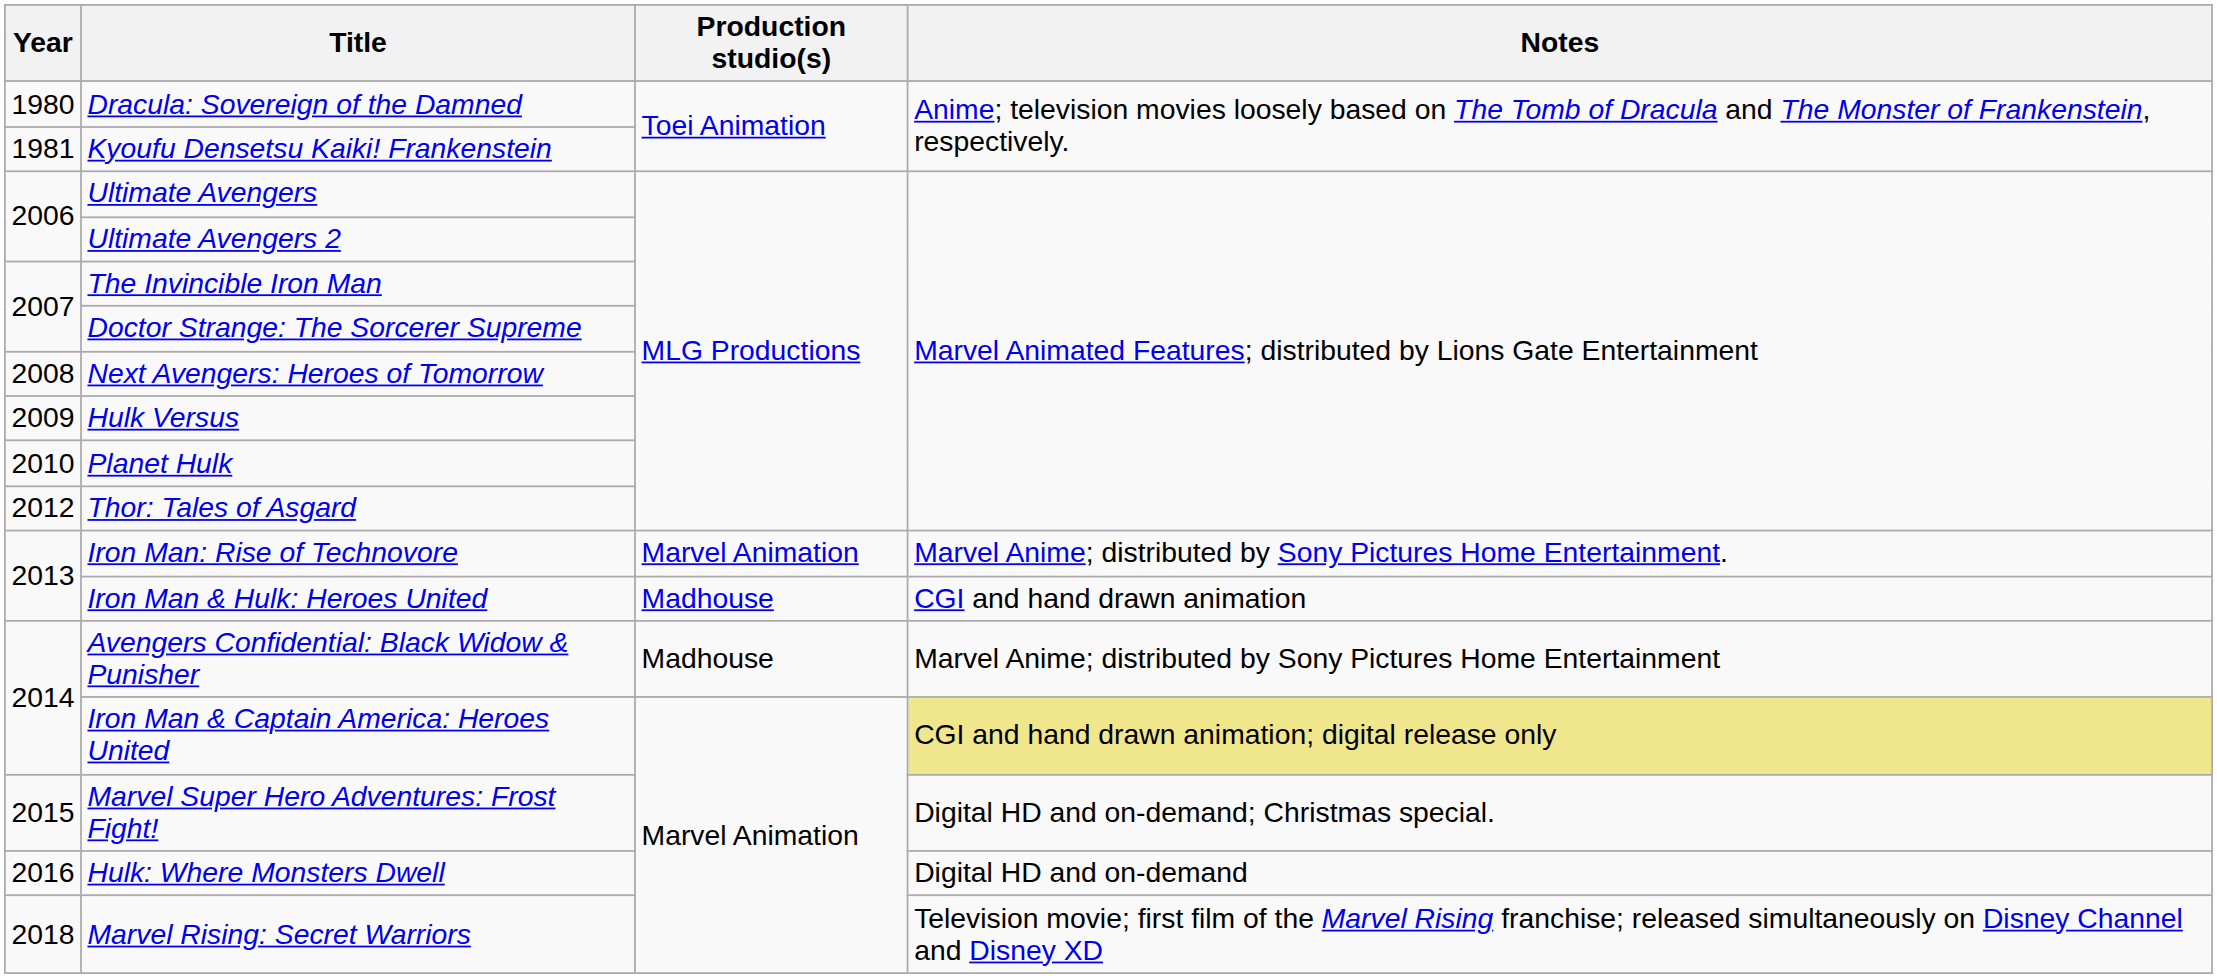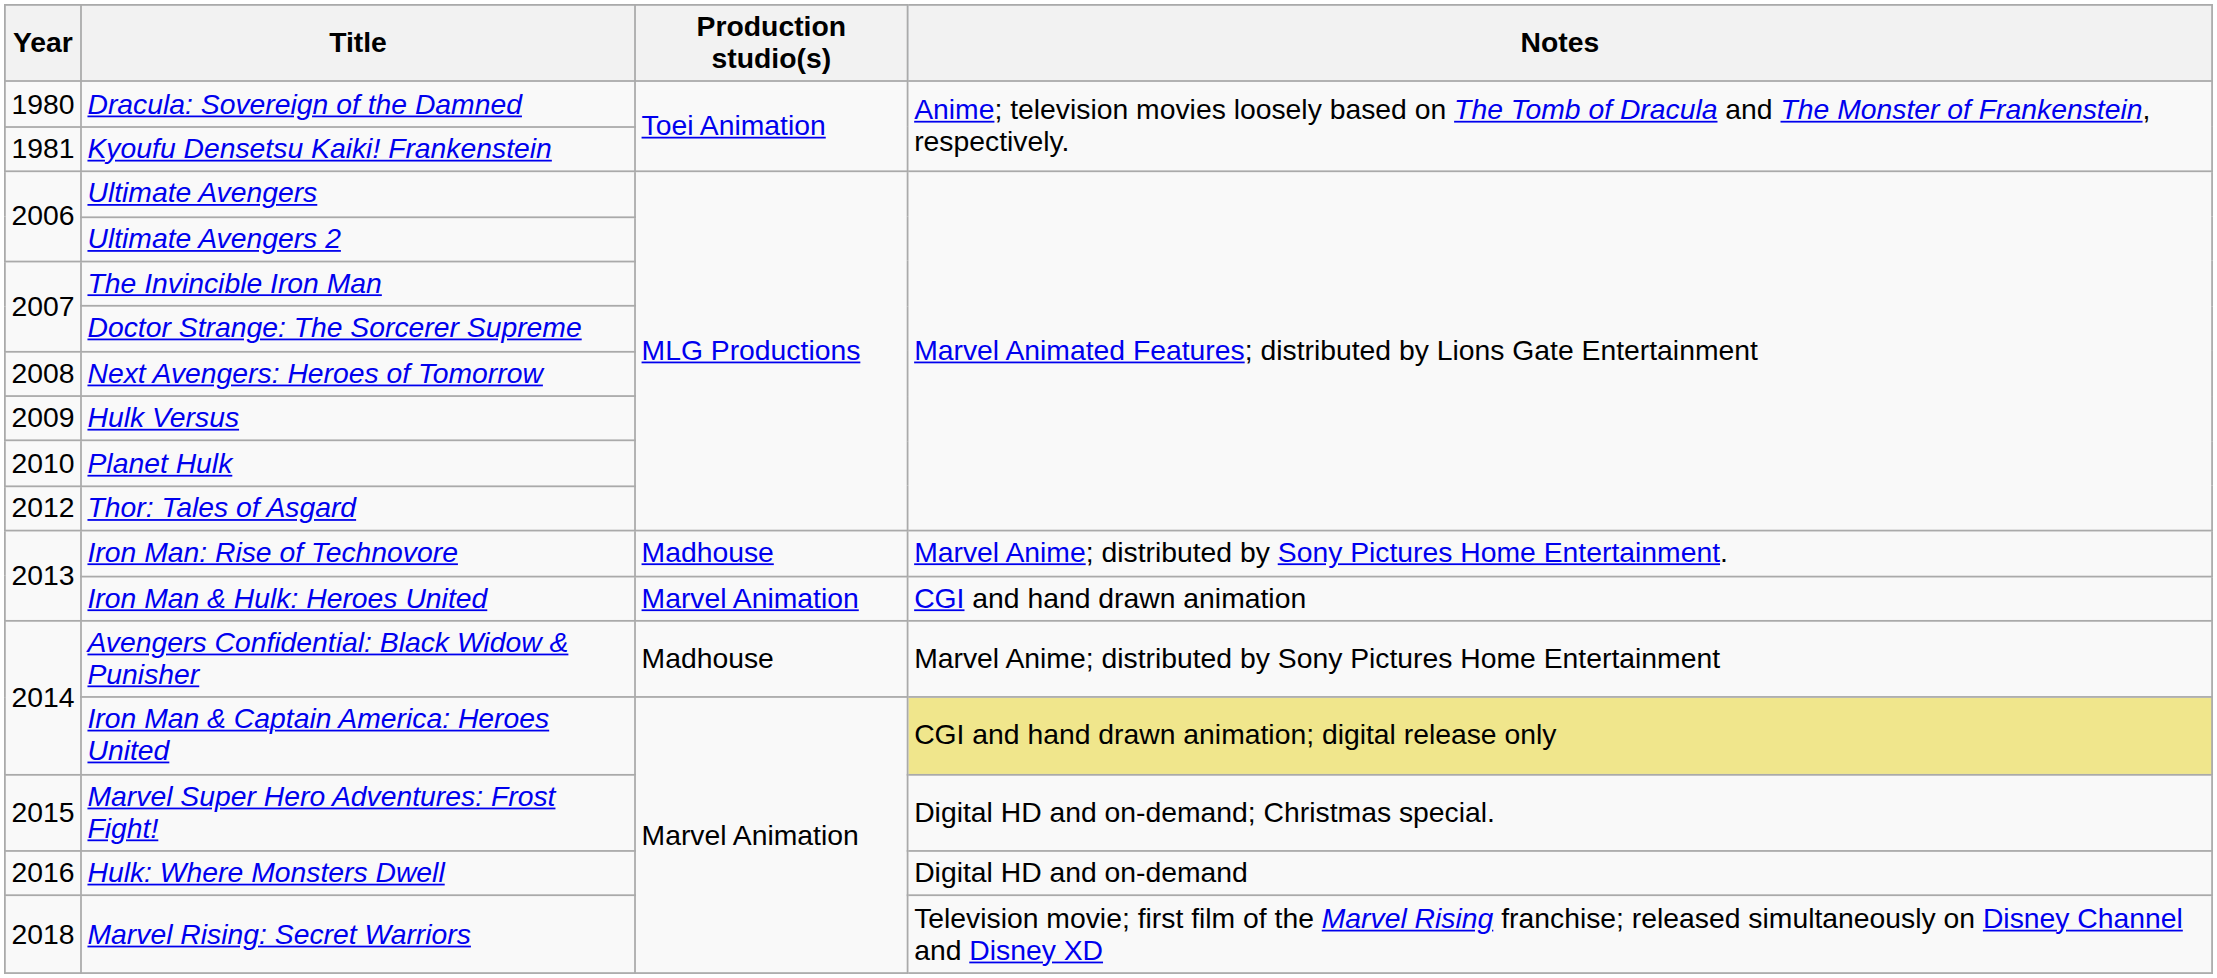(750, 552) Marvel Animation -> (708, 552) Madhouse
(708, 597) Madhouse -> (750, 597) Marvel Animation
